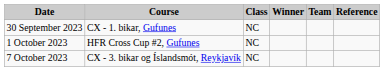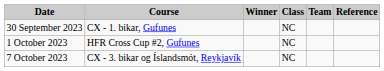columns swapped: (257, 12) <-> (288, 12)
